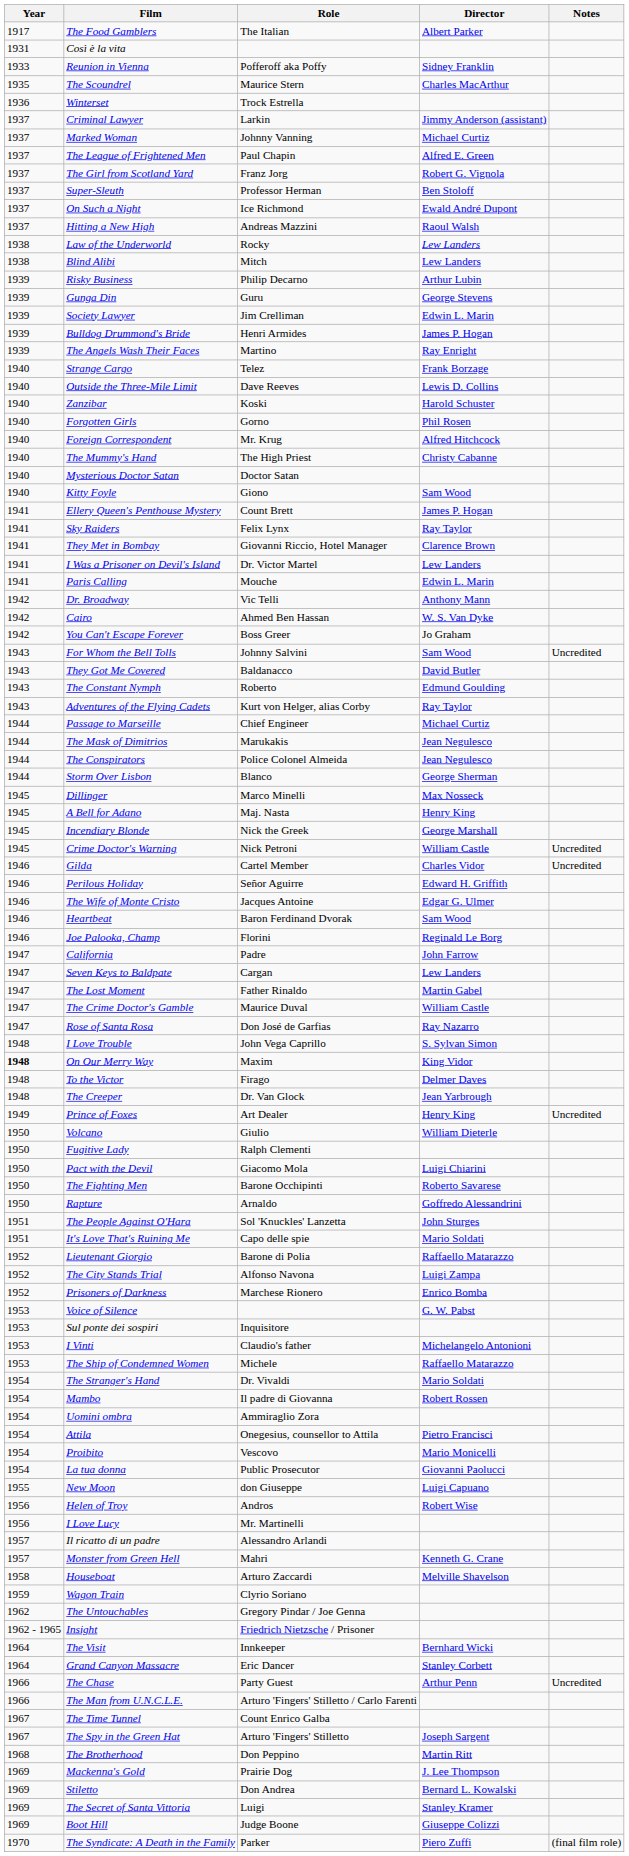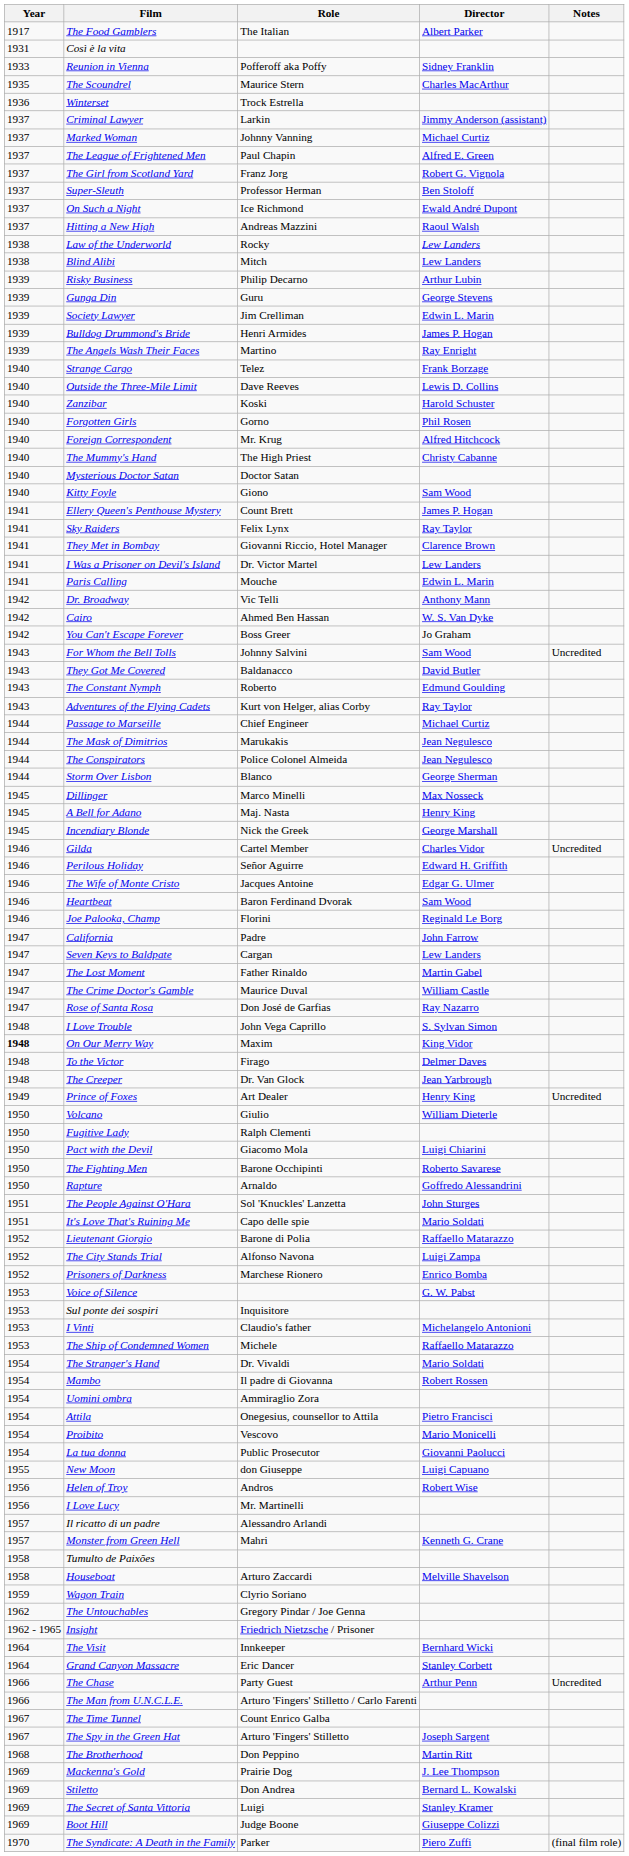- row: (121, 848)
+ row: (110, 1558)
